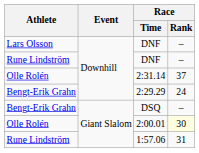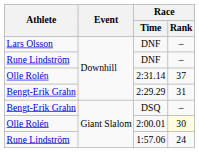(181, 92) 24 -> (181, 92) 31
(181, 140) 31 -> (181, 140) 24
